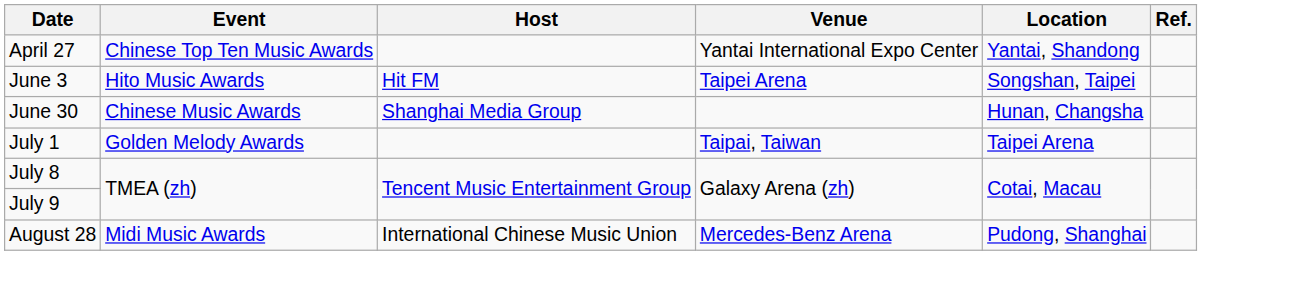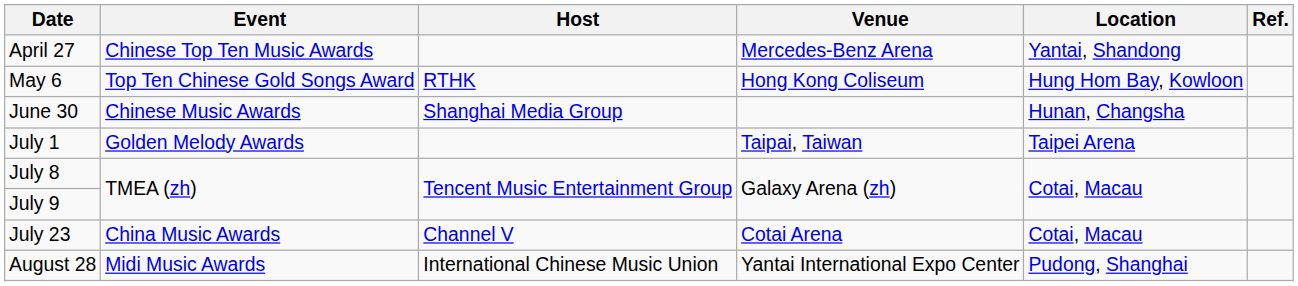(839, 50) Yantai International Expo Center -> (837, 50) Mercedes-Benz Arena
+ row: (35, 81)
- row: (38, 81)
+ row: (40, 234)
(796, 234) Mercedes-Benz Arena -> (880, 265) Yantai International Expo Center
